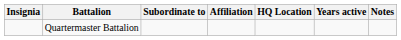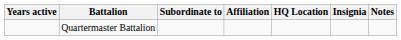columns swapped: (23, 12) <-> (341, 12)
